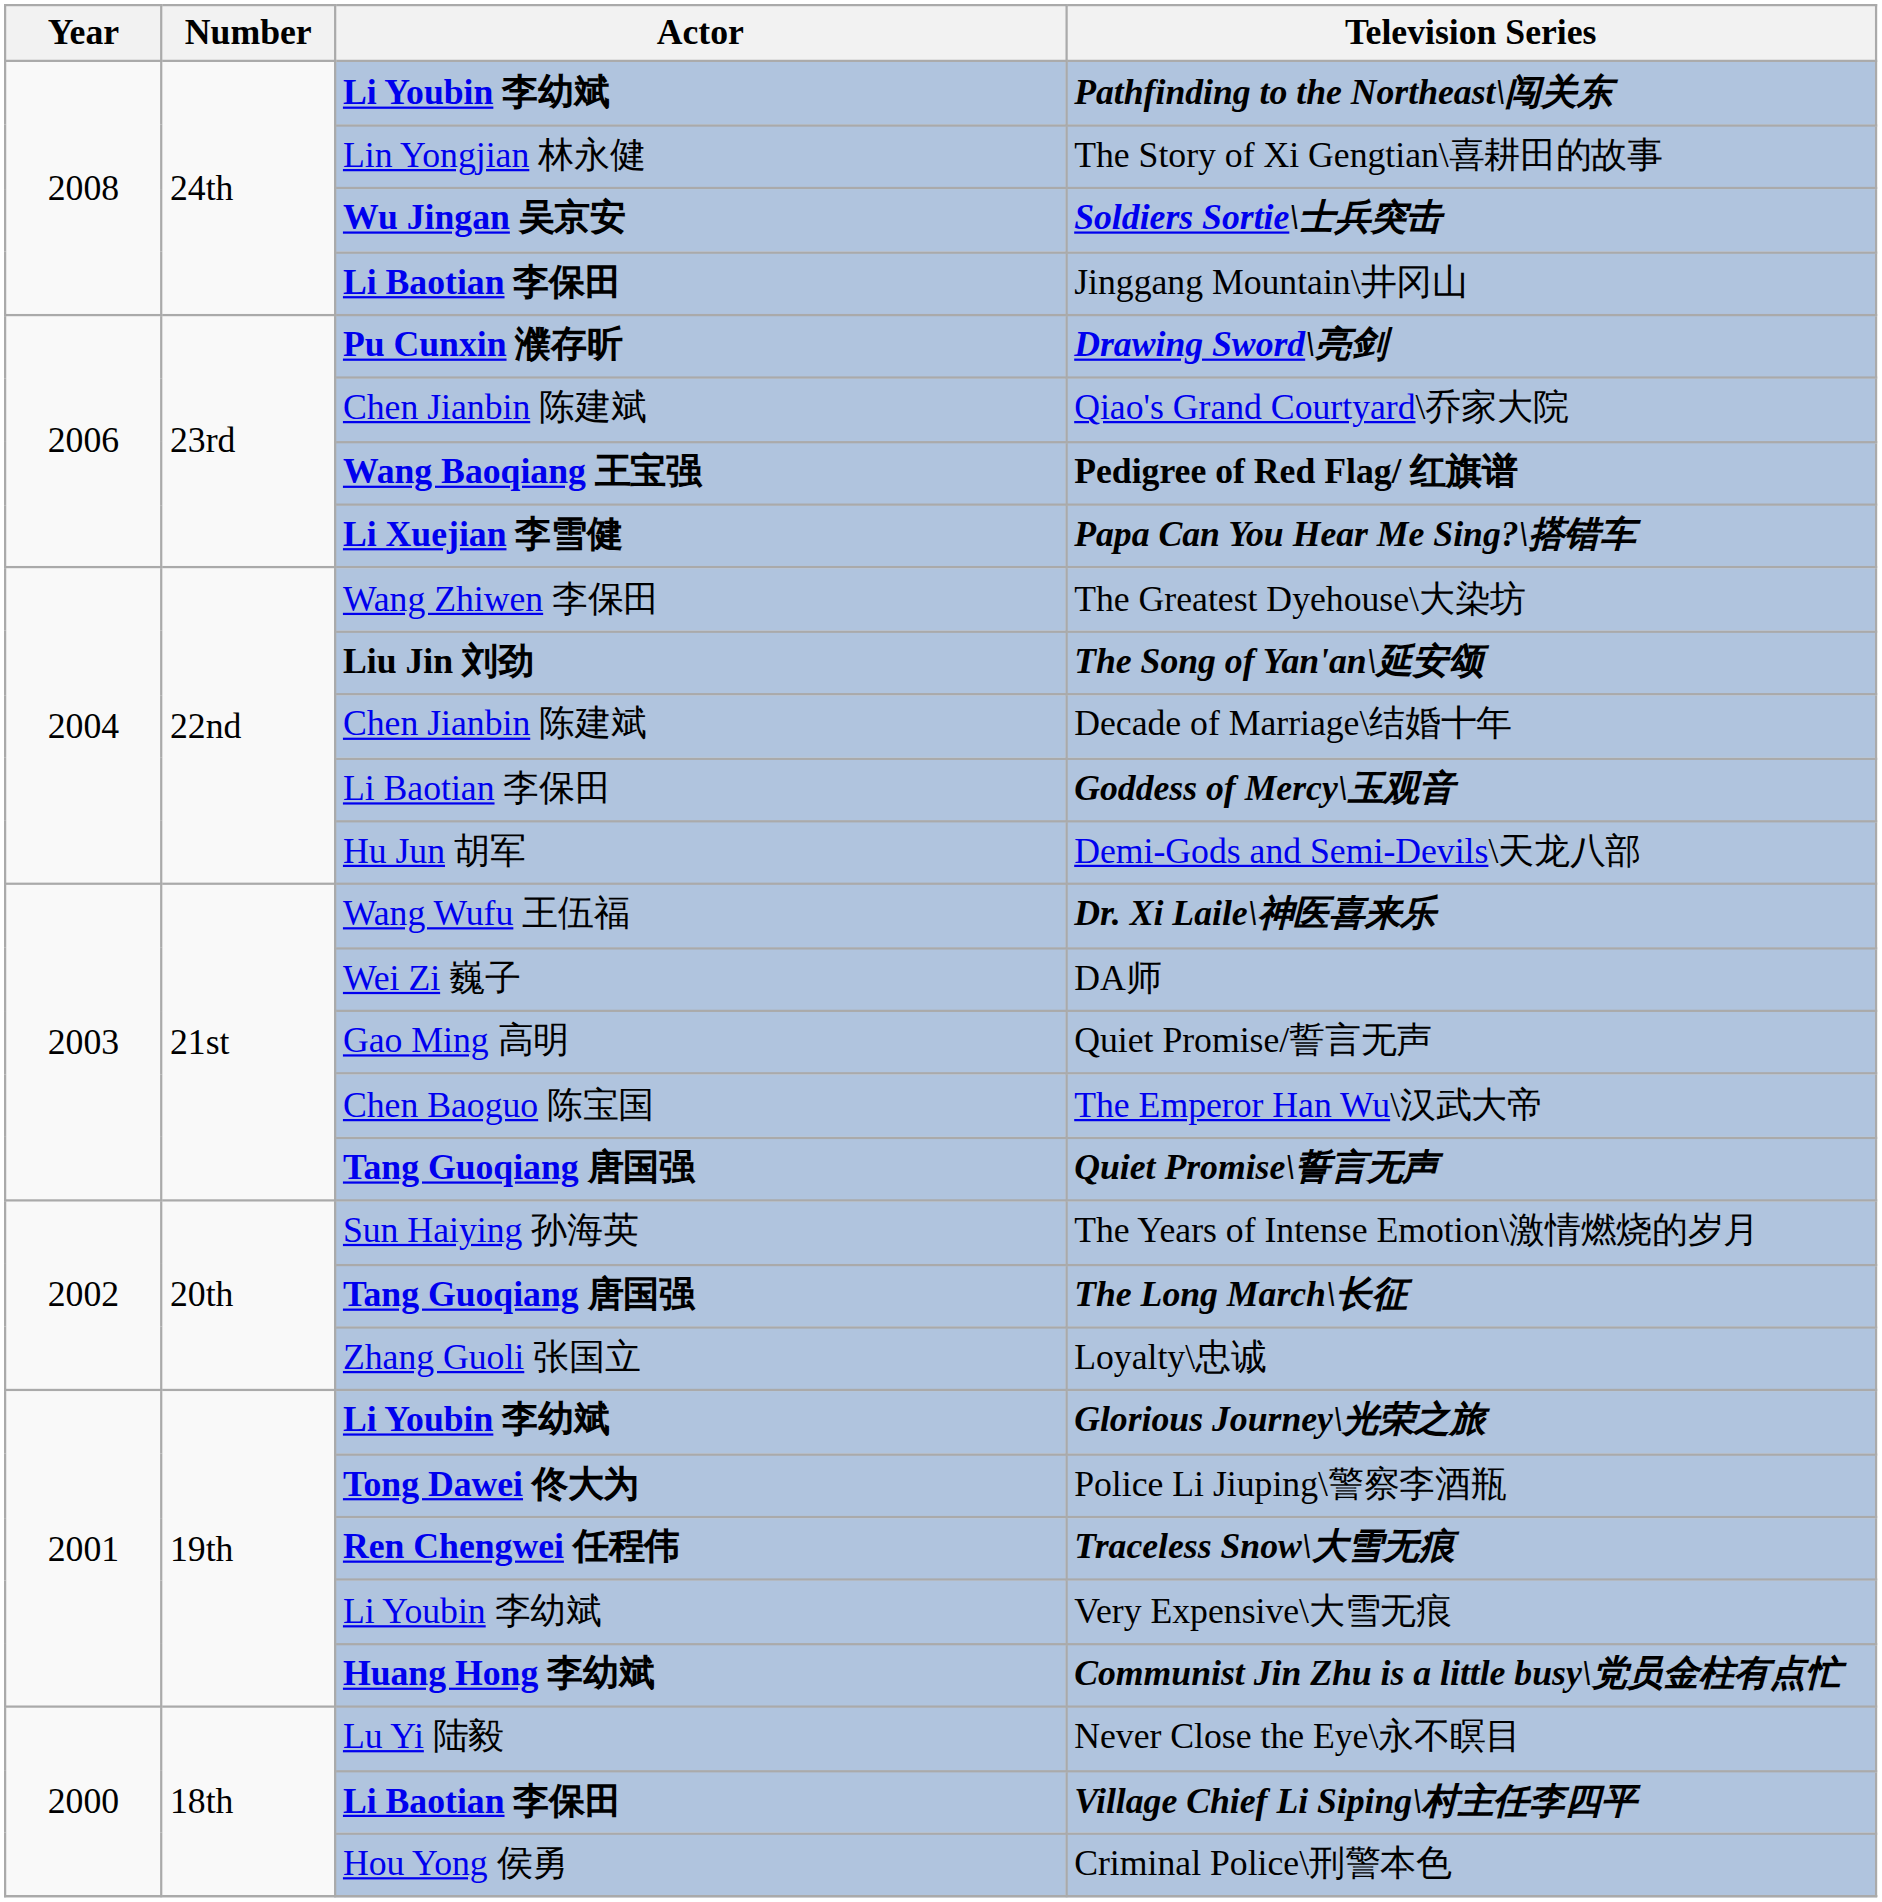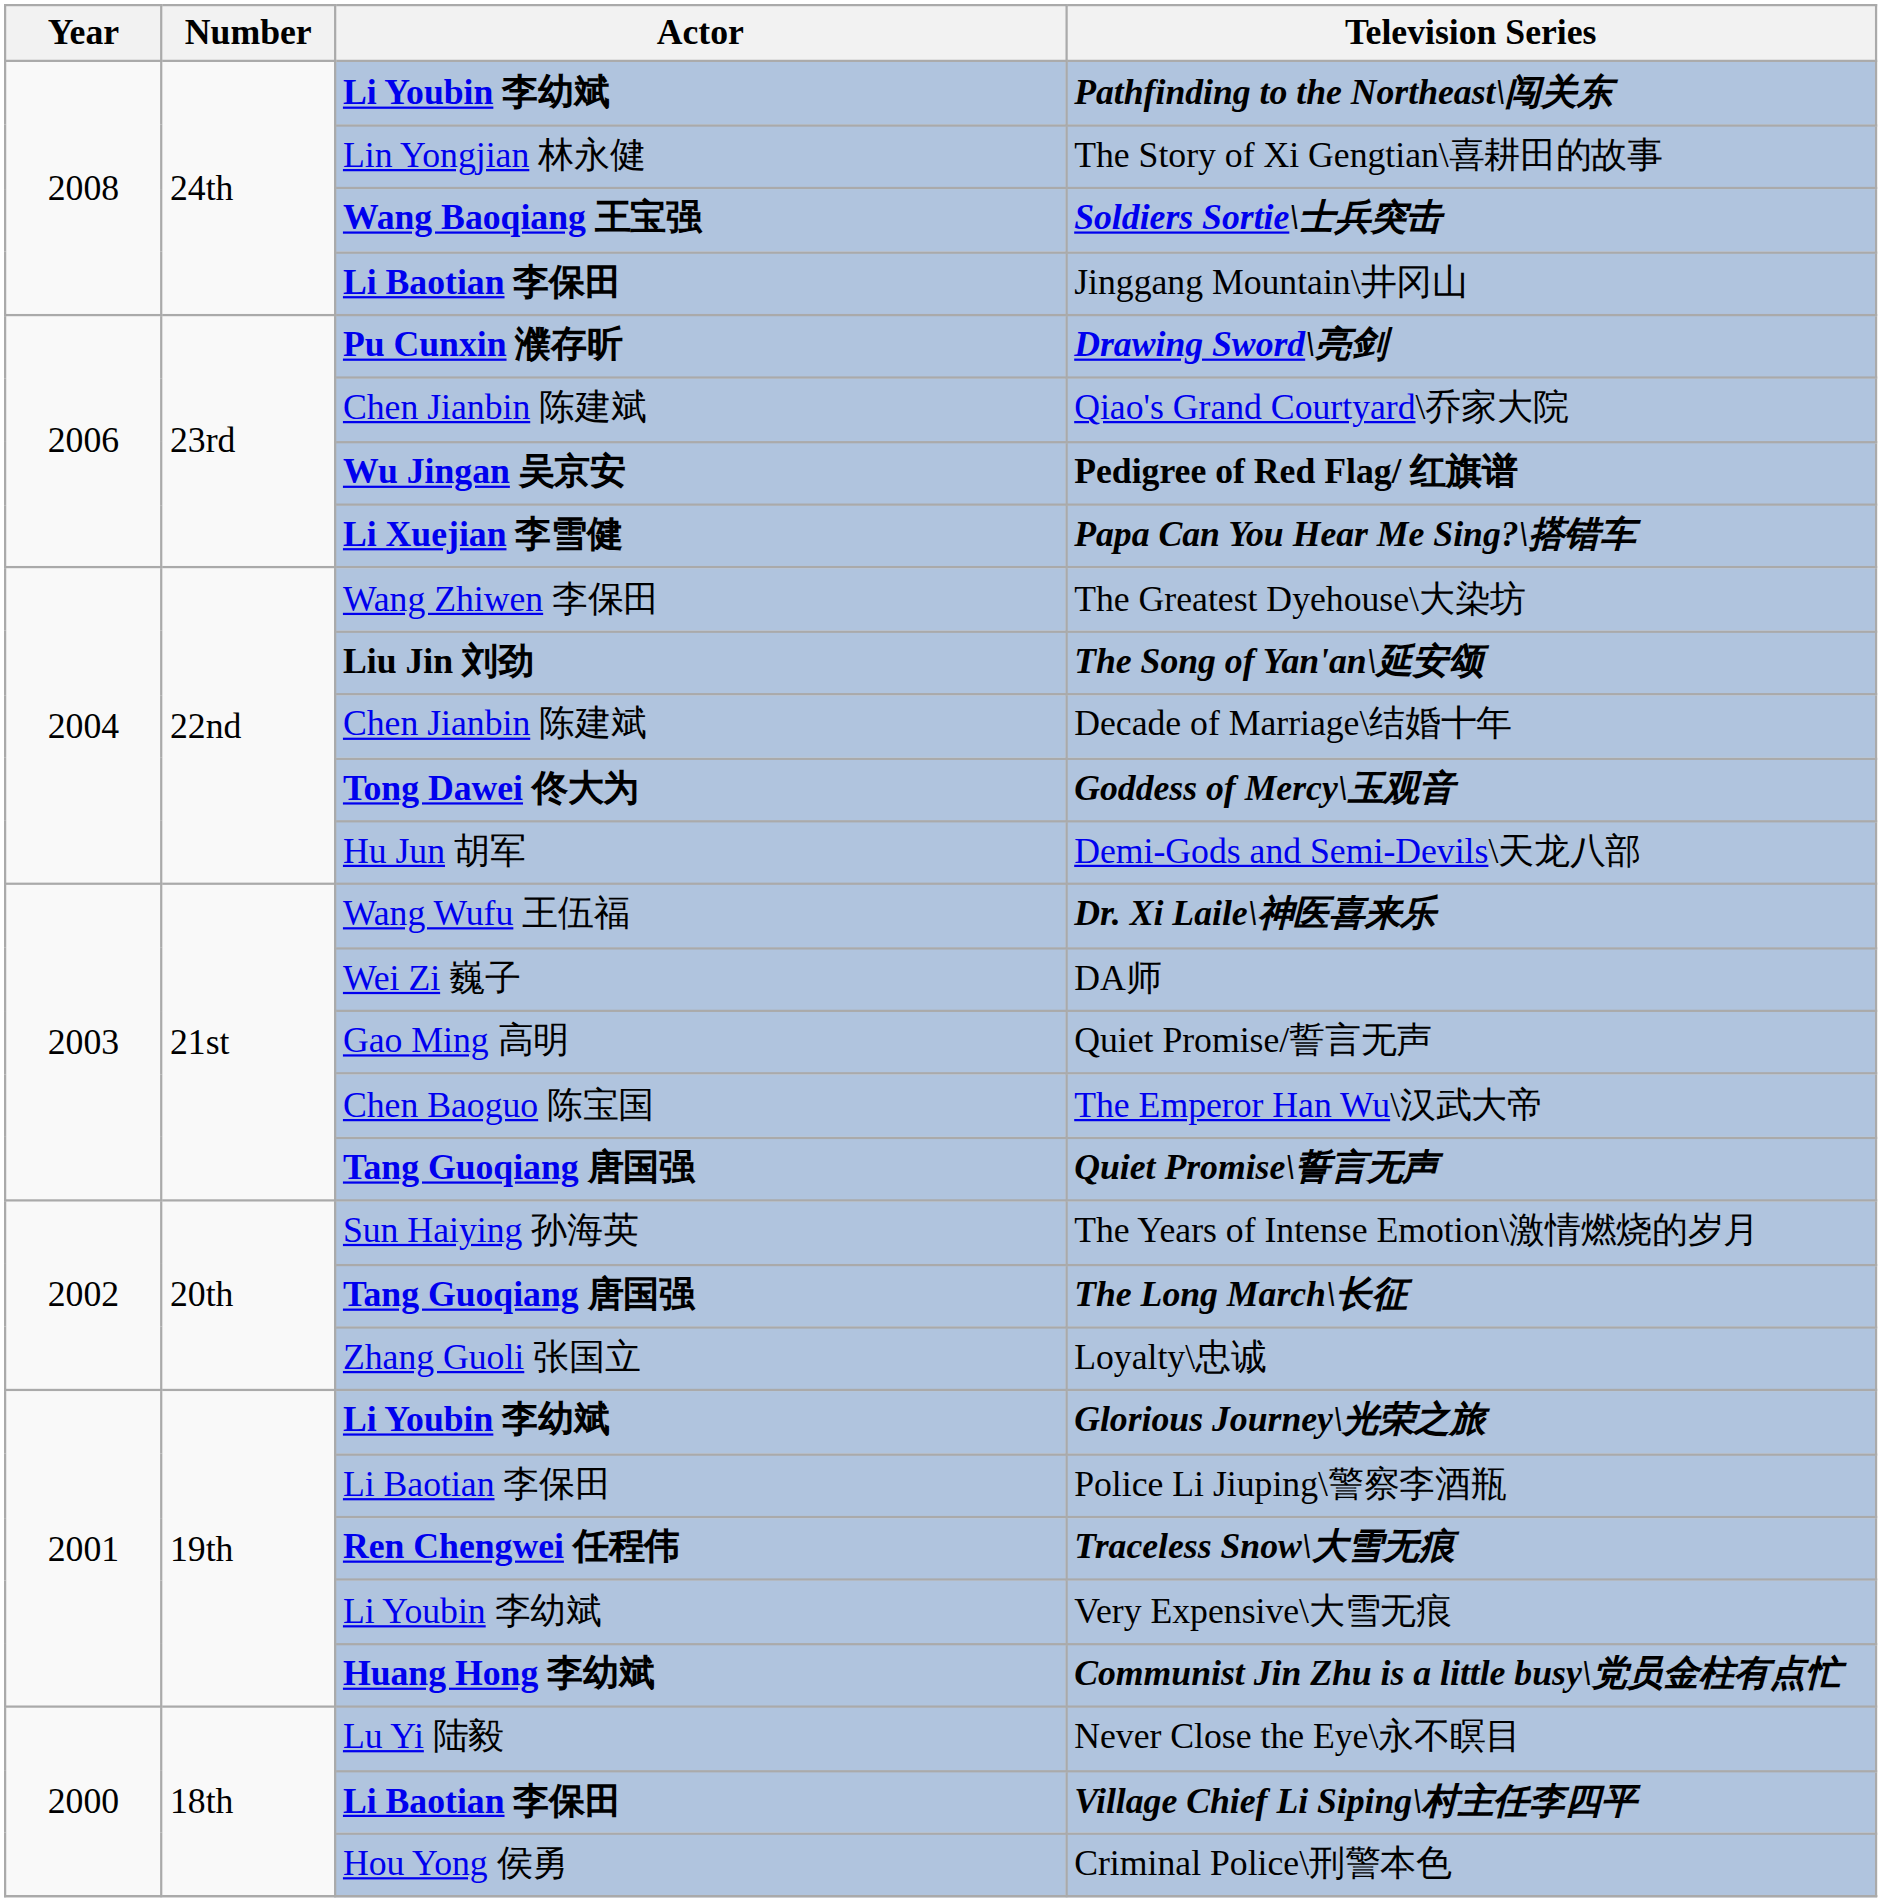(484, 218) Wu Jingan 吴京安 -> (522, 218) Wang Baoqiang 王宝强
(522, 471) Wang Baoqiang 王宝强 -> (484, 471) Wu Jingan 吴京安
(477, 787) Li Baotian 李保田 -> (491, 787) Tong Dawei 佟大为
(491, 1483) Tong Dawei 佟大为 -> (477, 1483) Li Baotian 李保田
